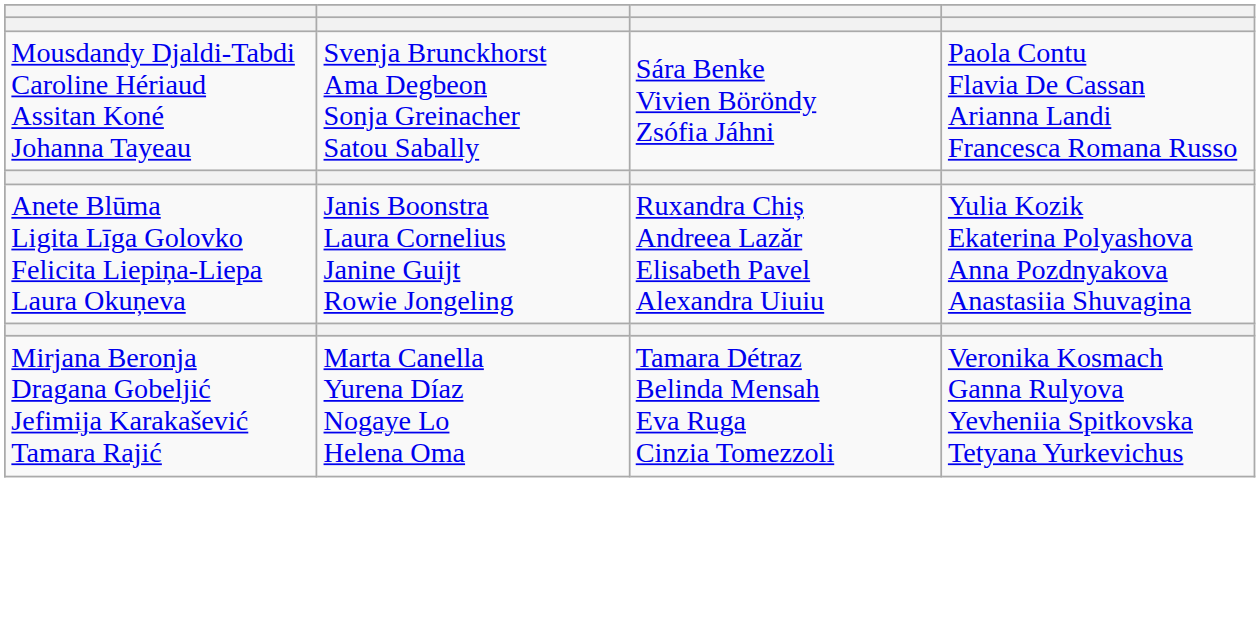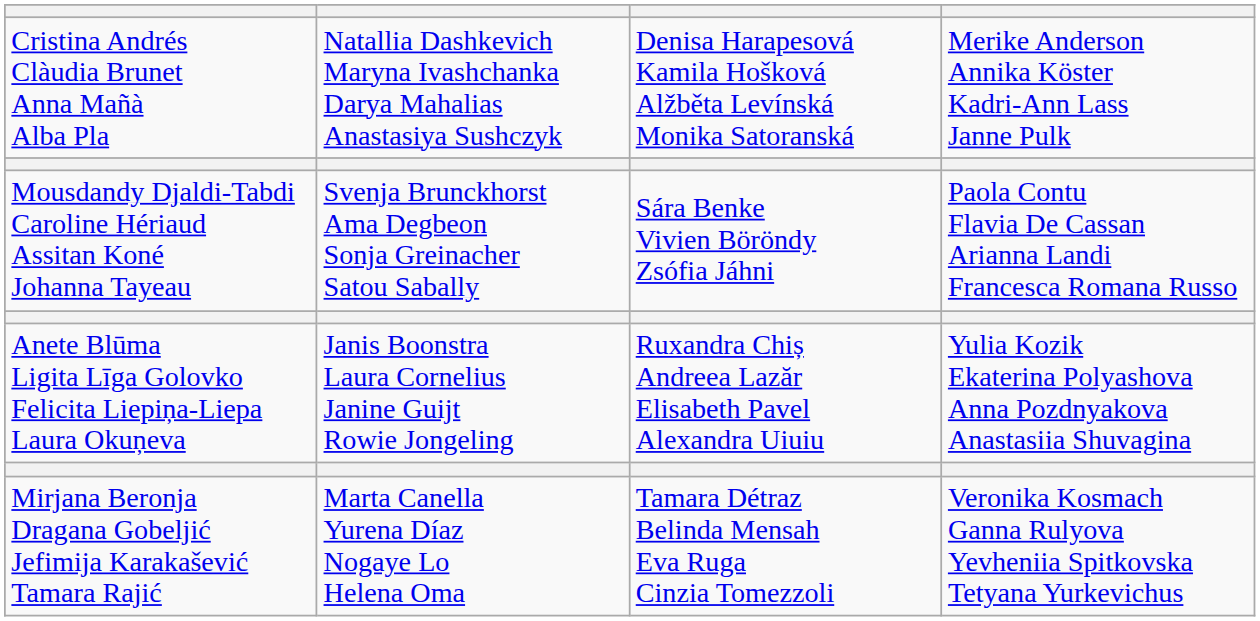+ row: (99, 87)
